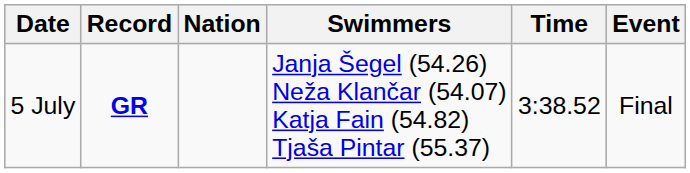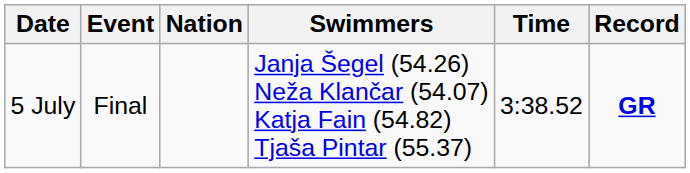columns swapped: (646, 24) <-> (129, 24)
